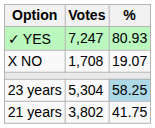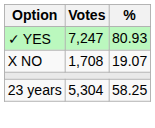(130, 90) lightblue background -> (130, 90) no background
- row: (35, 112)
